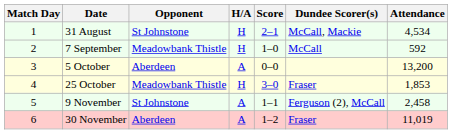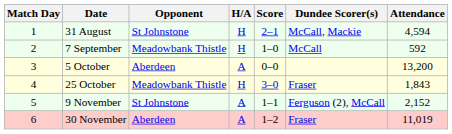(417, 31) 4,534 -> (417, 31) 4,594
(417, 84) 1,853 -> (417, 84) 1,843
(417, 102) 2,458 -> (417, 102) 2,152
